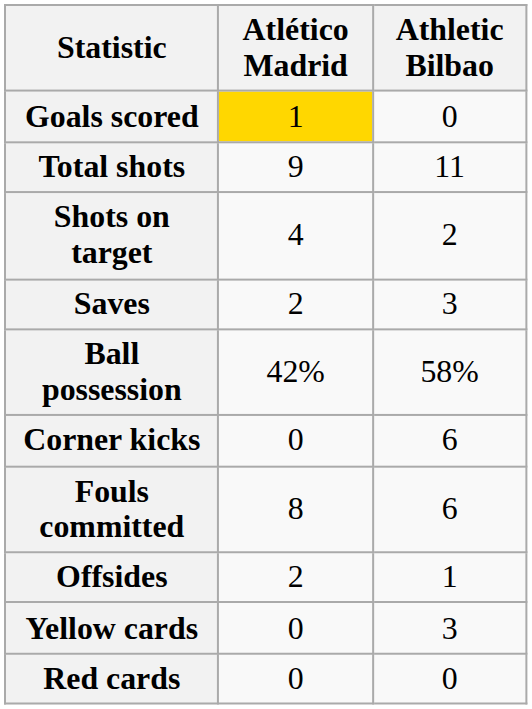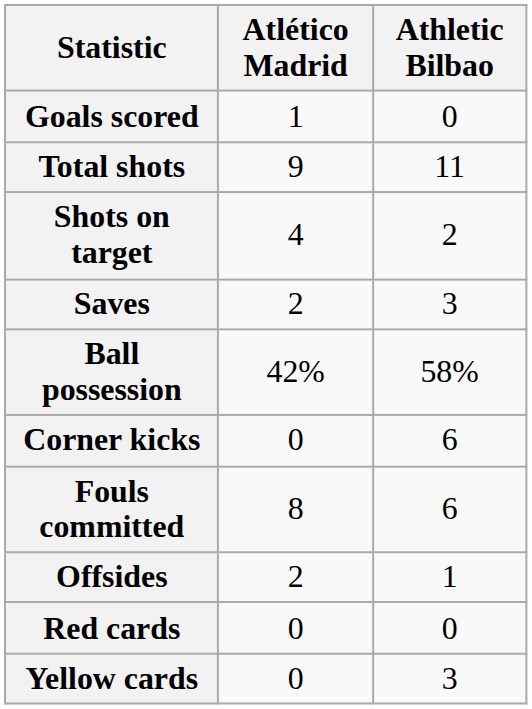(296, 116) gold background -> (296, 116) no background
rows swapped: (112, 627) <-> (112, 677)
